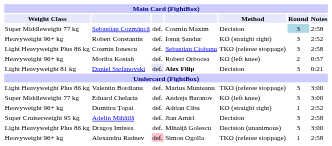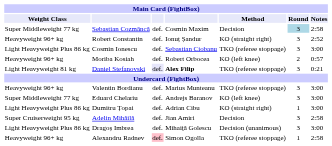(317, 48) 2:58 -> (317, 48) 3:00
(232, 68) Decision -> (253, 68) TKO (referee stoppage)
(47, 88) Light Heavyweight Plus 86 kg -> (34, 88) Heavyweight 96+ kg
(34, 108) Heavyweight 96+ kg -> (47, 108) Light Heavyweight Plus 86 kg
(317, 108) 2:52 -> (317, 108) 3:00
